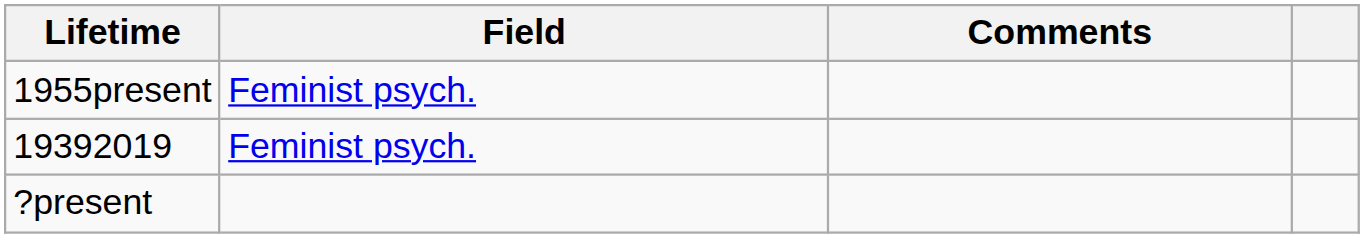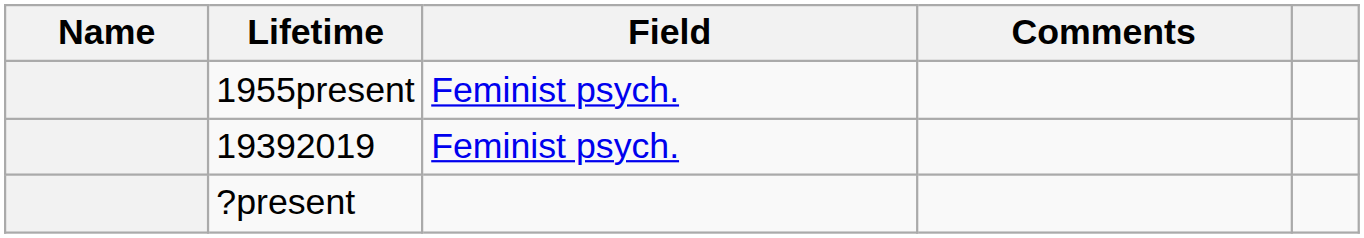+ column: (107, 32)
